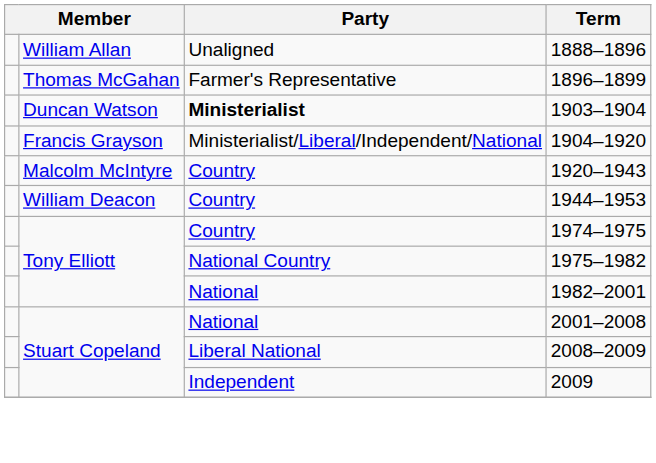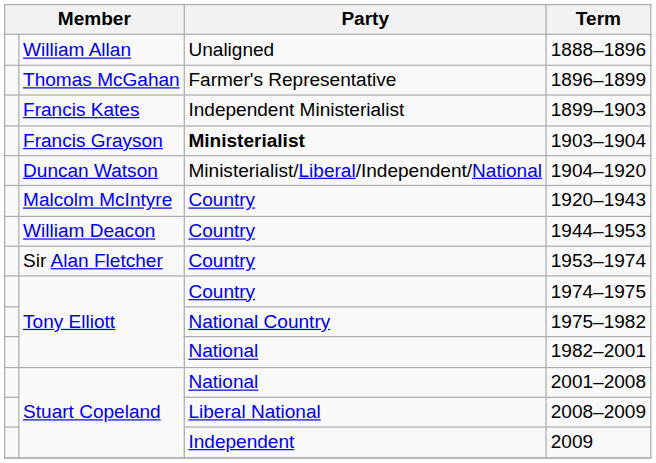+ row: (598, 110)
(90, 110) Duncan Watson -> (93, 140) Francis Grayson
(93, 140) Francis Grayson -> (90, 170) Duncan Watson
+ row: (598, 261)
